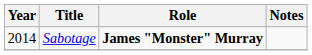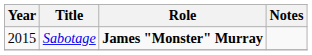(22, 38) 2014 -> (22, 38) 2015
